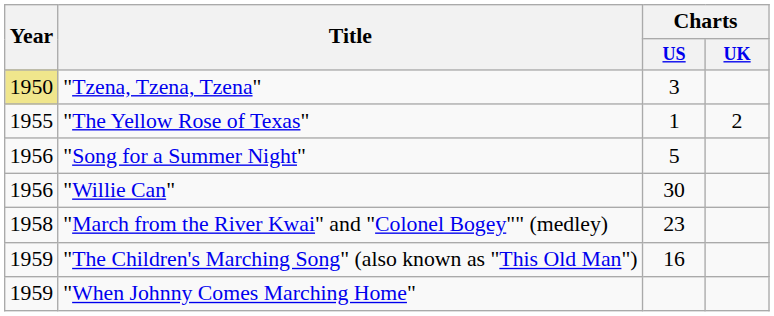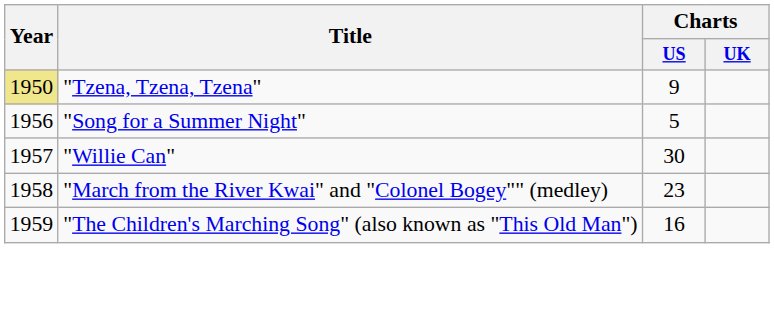(674, 86) 3 -> (674, 86) 9
- row: (186, 121)
(31, 190) 1956 -> (31, 155) 1957
- row: (240, 293)
